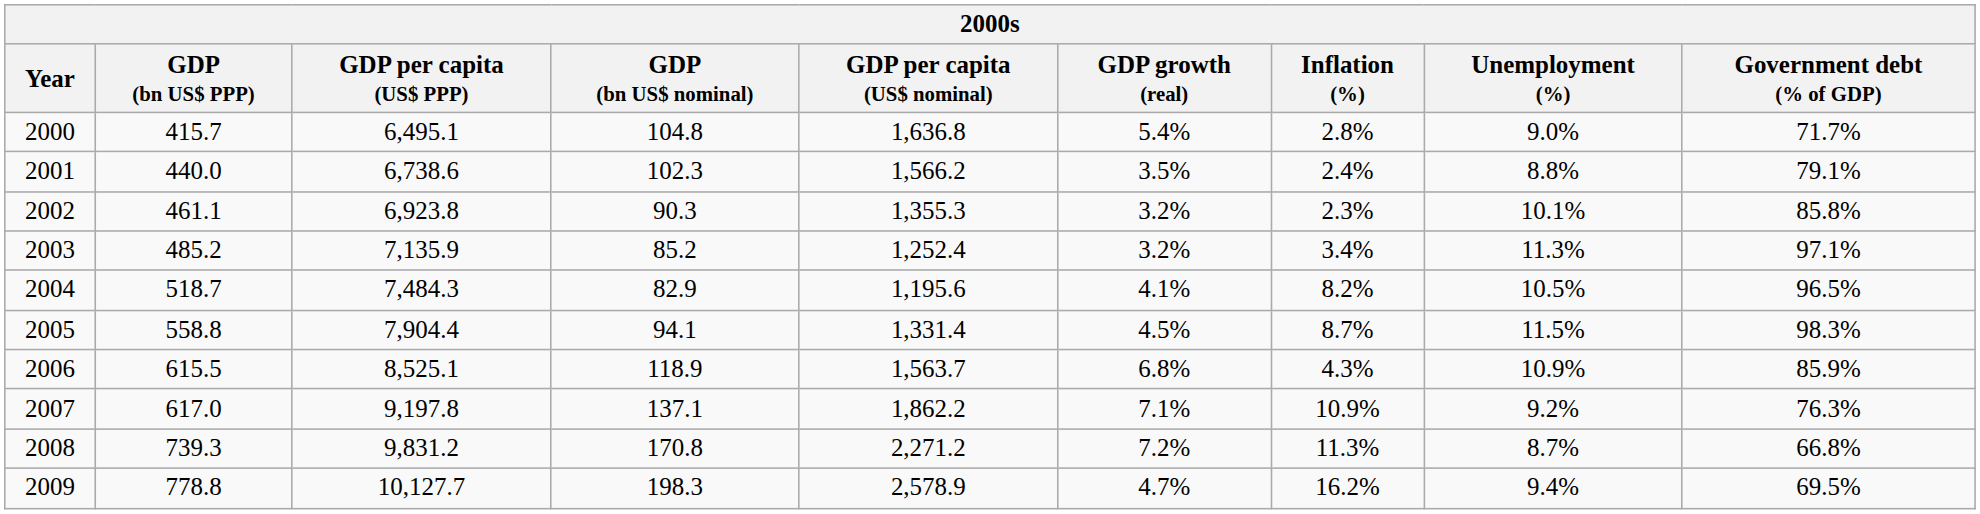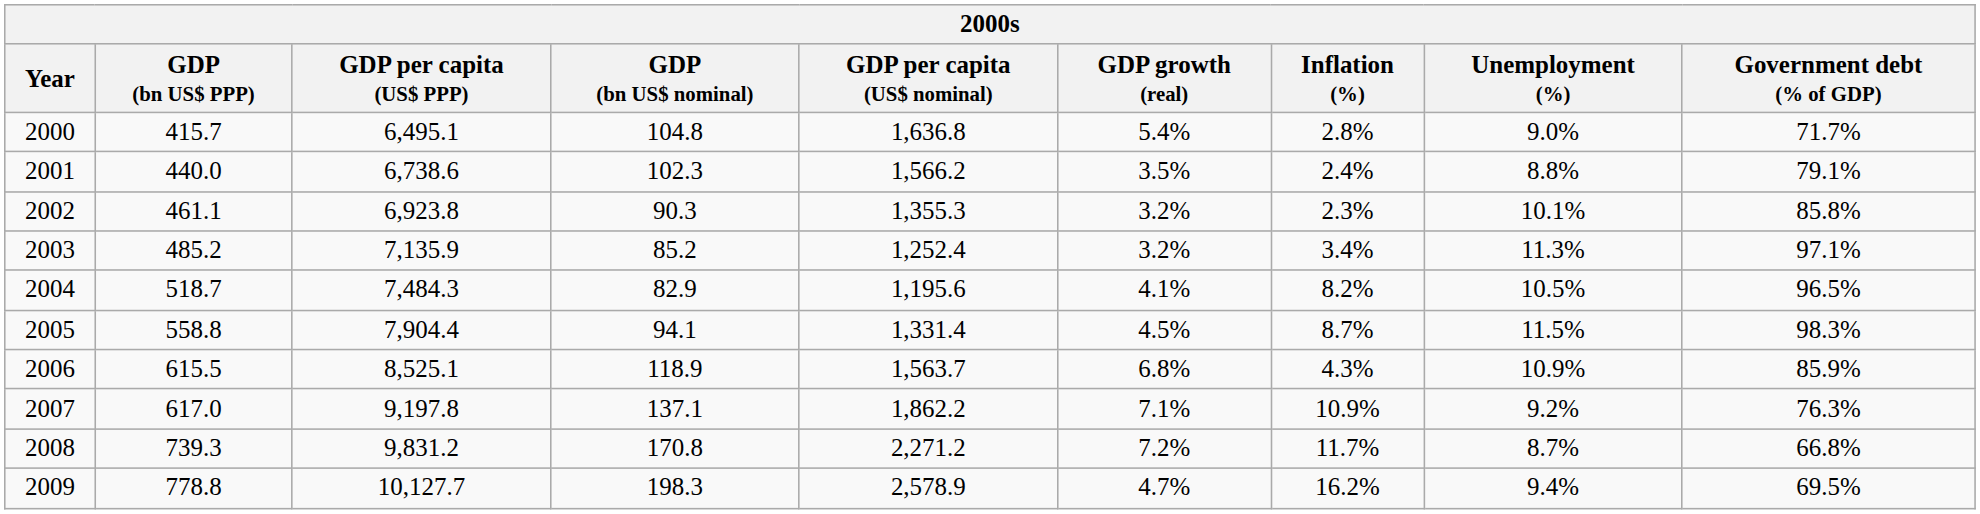(1348, 448) 11.3% -> (1348, 448) 11.7%
